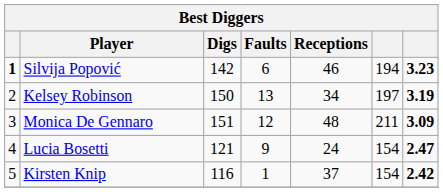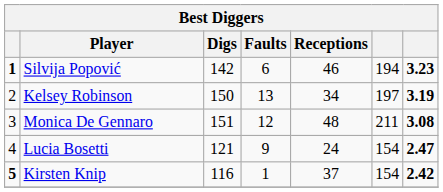(420, 122) 3.09 -> (420, 122) 3.08
(12, 174) normal -> (12, 174) bold
